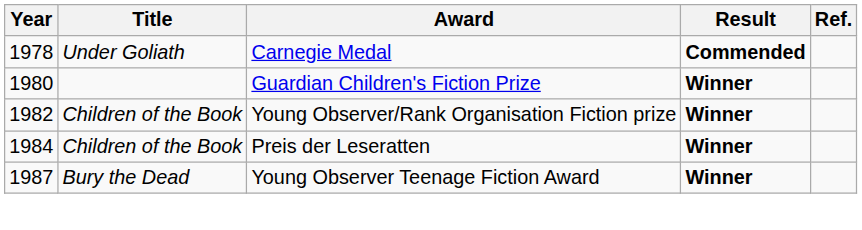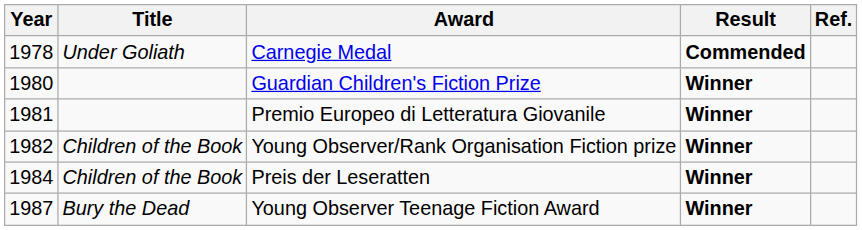+ row: (428, 114)
